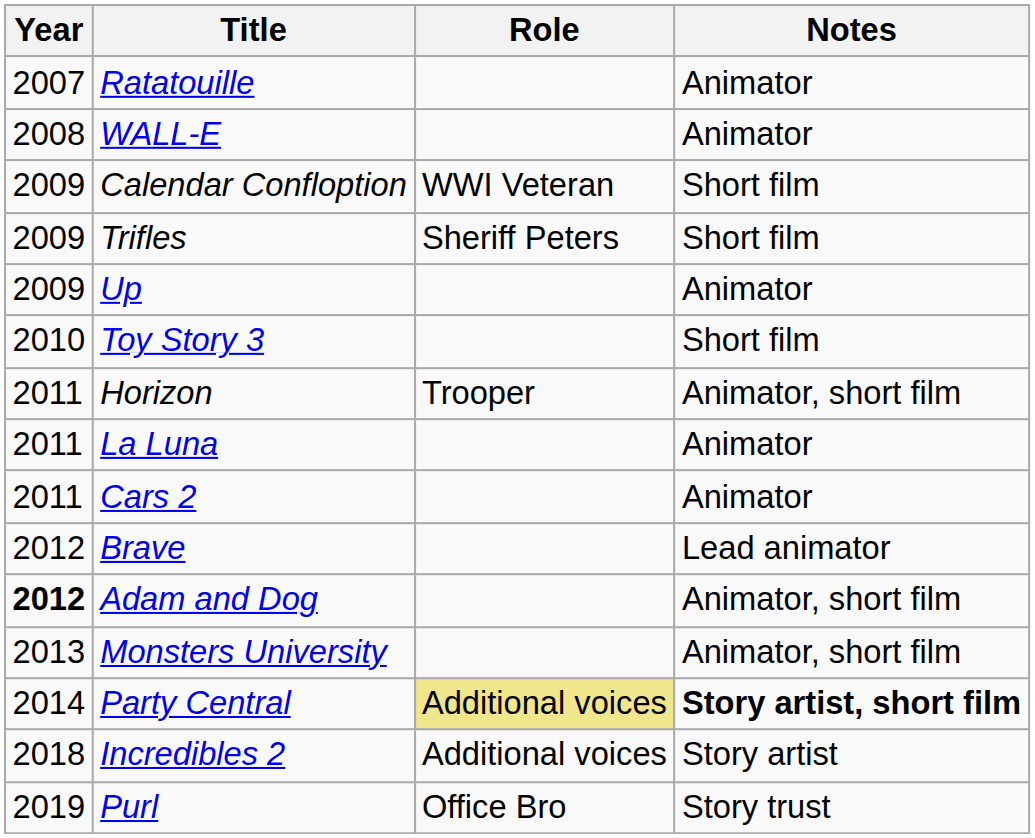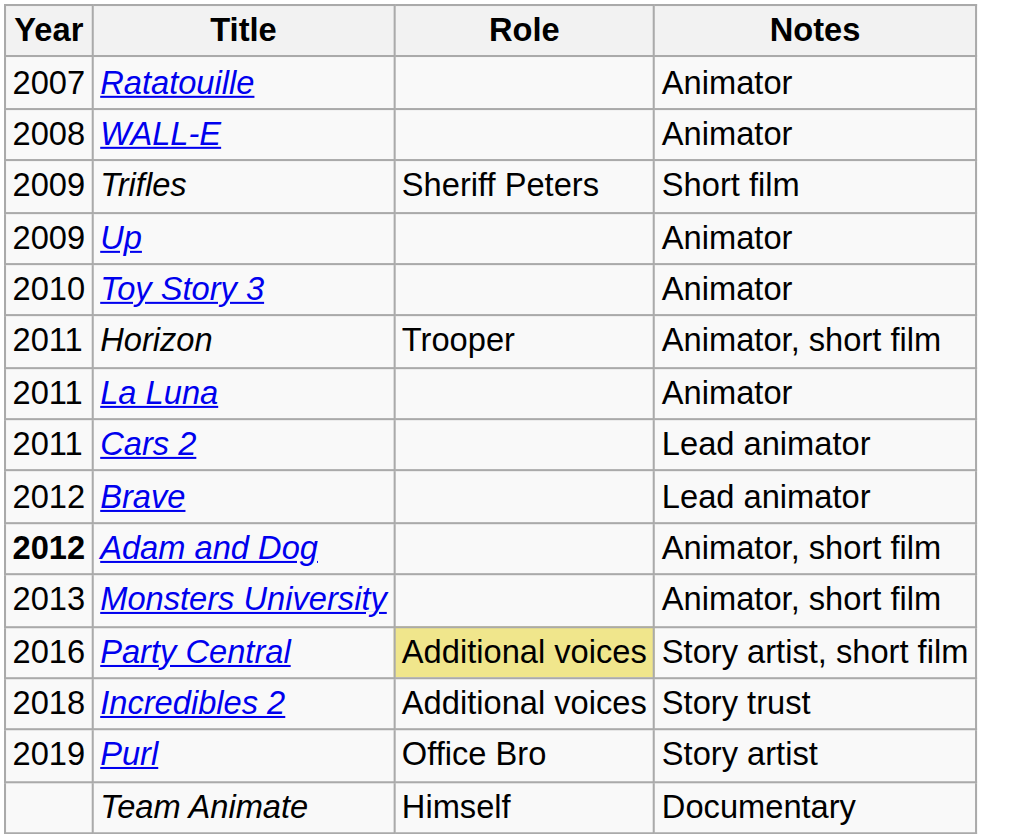- row: (254, 185)
(751, 340) Short film -> (727, 289) Animator
(747, 496) Animator -> (766, 444) Lead animator
(49, 703) 2014 -> (49, 651) 2016
(851, 703) bold -> (815, 651) normal
(760, 755) Story artist -> (736, 703) Story trust
(756, 806) Story trust -> (740, 755) Story artist
+ row: (204, 806)
